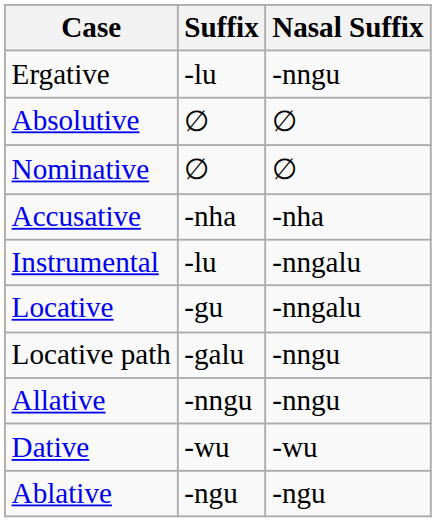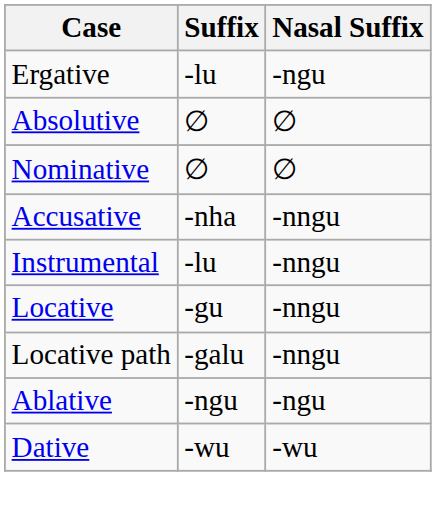(306, 73) -nngu -> (299, 73) -ngu
(298, 215) -nha -> (306, 215) -nngu
(317, 262) -nngalu -> (306, 262) -nngu
(317, 308) -nngalu -> (306, 308) -nngu
- row: (59, 400)
rows swapped: (62, 493) <-> (50, 446)
